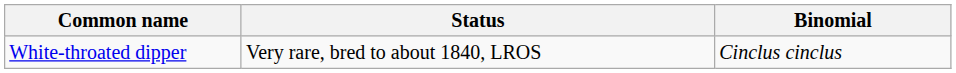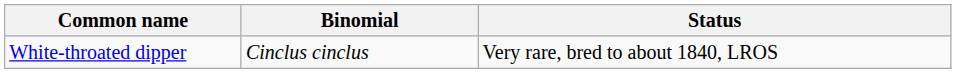columns swapped: (833, 20) <-> (478, 20)
